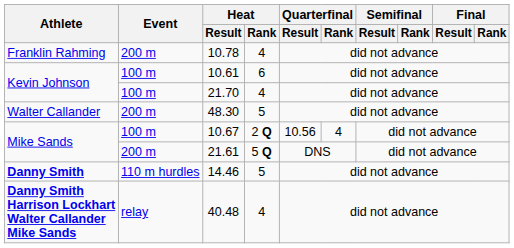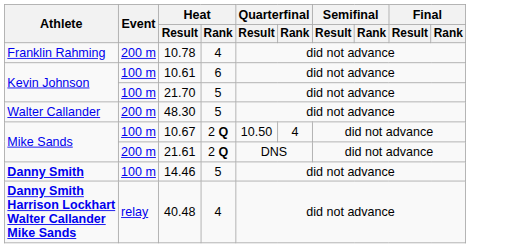(262, 93) 4 -> (218, 93) 5
(300, 132) 10.56 -> (256, 132) 10.50
(262, 152) 5 Q -> (218, 152) 2 Q
(160, 172) 110 m hurdles -> (138, 172) 100 m
